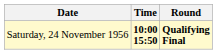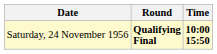columns swapped: (145, 12) <-> (186, 12)
